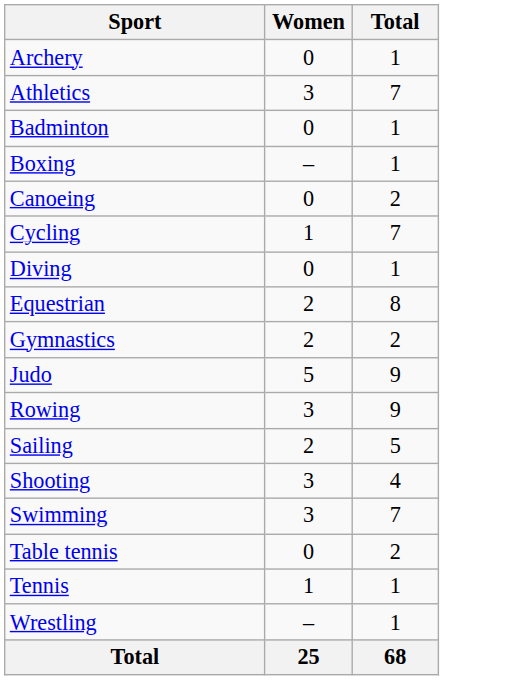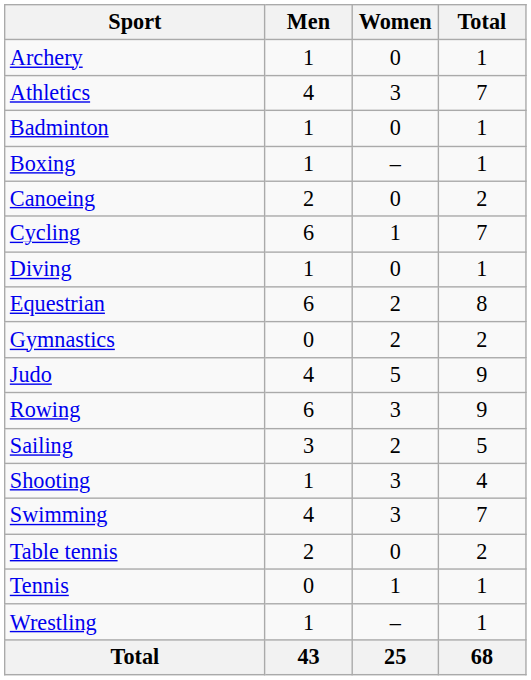+ column: (308, 22)
